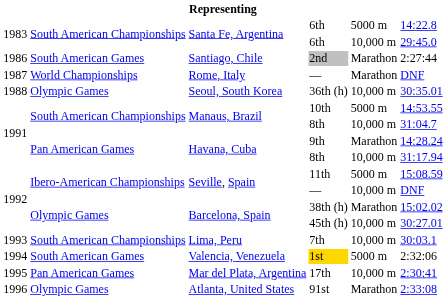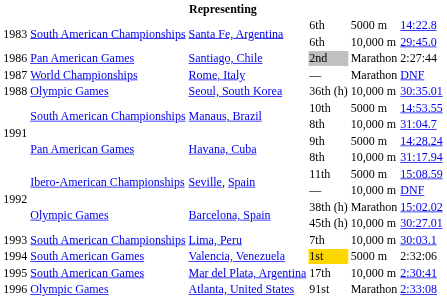(87, 58) South American Games -> (82, 58) Pan American Games
(374, 141) Marathon -> (369, 141) 5000 m
(82, 273) Pan American Games -> (87, 273) South American Games
